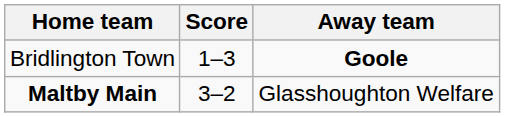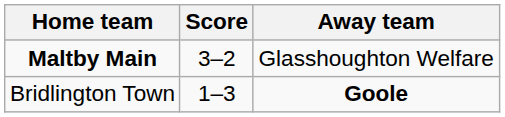rows swapped: (92, 93) <-> (92, 58)
